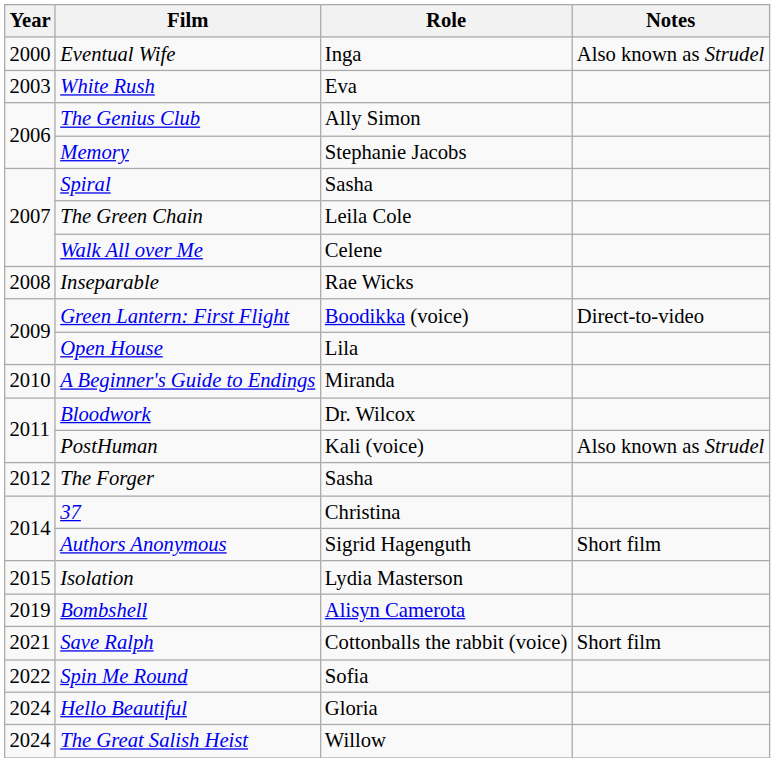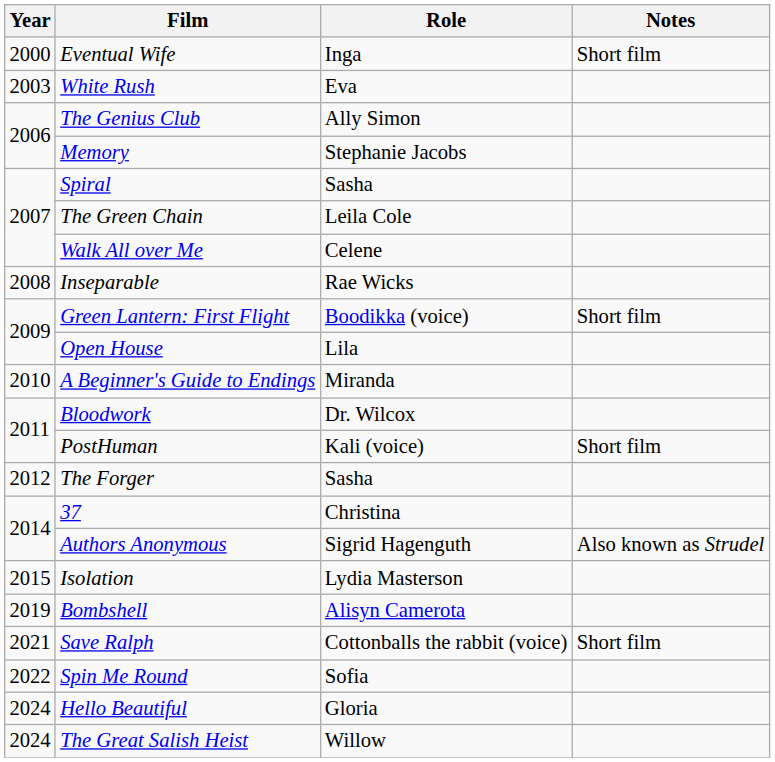(671, 53) Also known as Strudel -> (619, 53) Short film
(640, 315) Direct-to-video -> (619, 315) Short film
(671, 446) Also known as Strudel -> (619, 446) Short film
(619, 544) Short film -> (671, 544) Also known as Strudel
